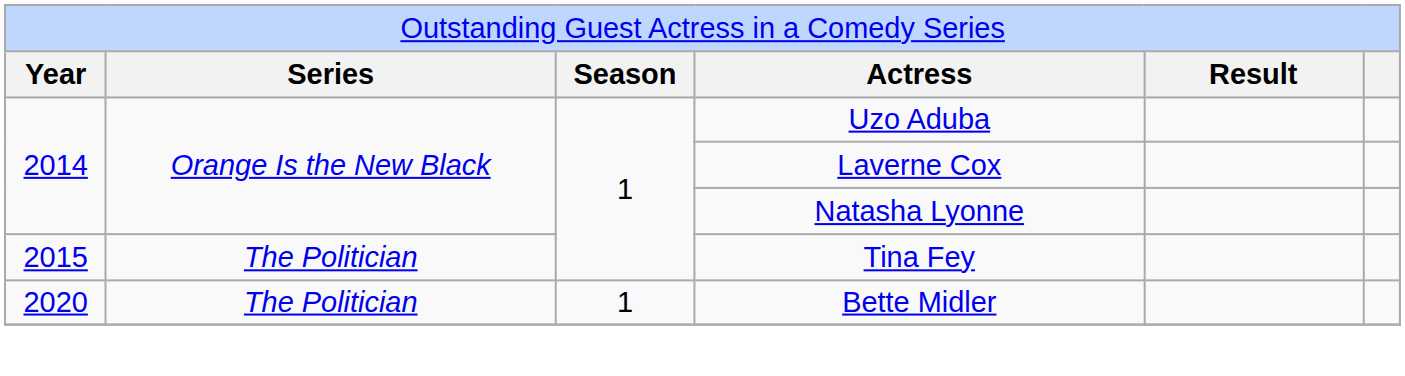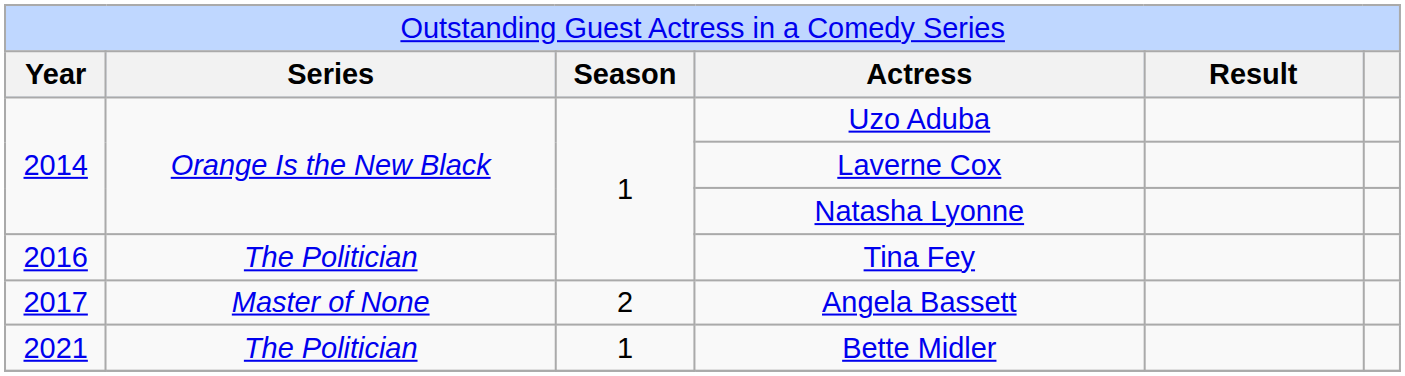(56, 257) 2015 -> (56, 257) 2016
+ row: (919, 303)
(56, 303) 2020 -> (56, 348) 2021
